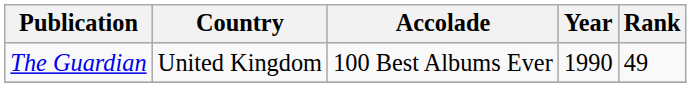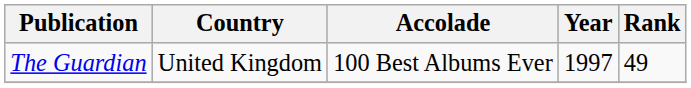(588, 62) 1990 -> (588, 62) 1997
